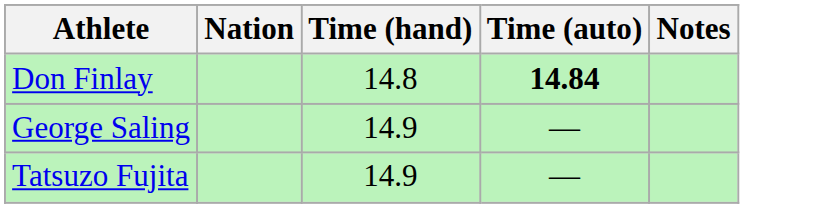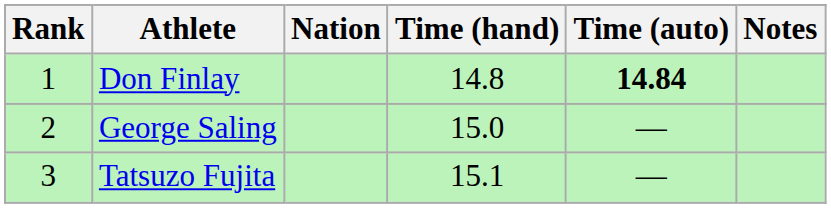+ column: (48, 29)
(390, 127) 14.9 -> (477, 127) 15.0
(390, 176) 14.9 -> (477, 176) 15.1
